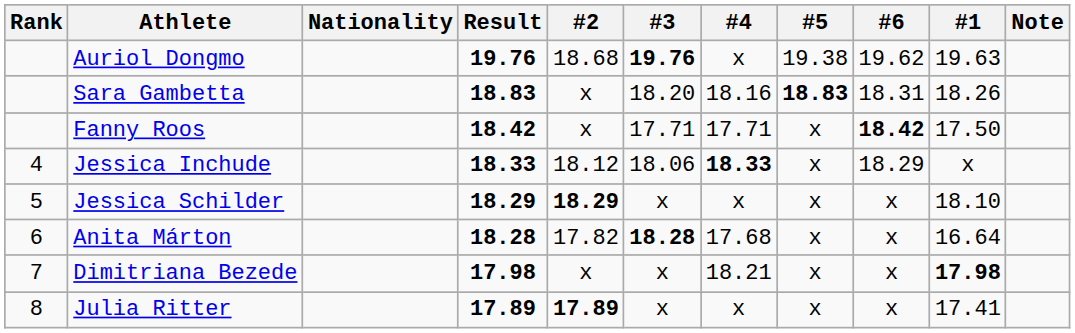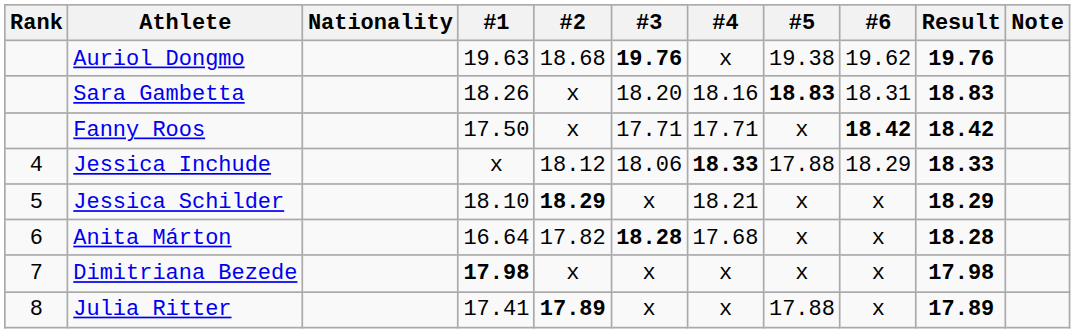columns swapped: (968, 23) <-> (503, 23)
(815, 166) x -> (802, 166) 17.88
(739, 202) x -> (726, 202) 18.21
(739, 273) 18.21 -> (726, 273) x
(815, 309) x -> (802, 309) 17.88
